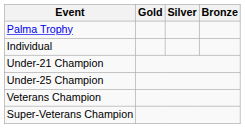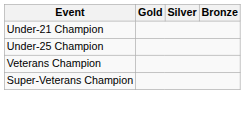- row: (40, 30)
- row: (29, 47)
